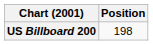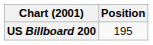(123, 31) 198 -> (123, 31) 195
